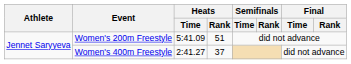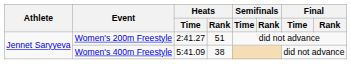(191, 39) 5:41.09 -> (191, 39) 2:41.27
(191, 52) 2:41.27 -> (191, 52) 5:41.09
(220, 52) 37 -> (220, 52) 38
